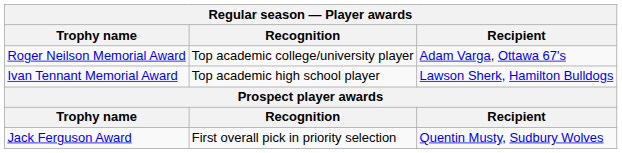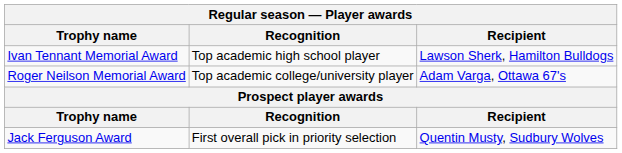rows swapped: (97, 55) <-> (93, 76)
